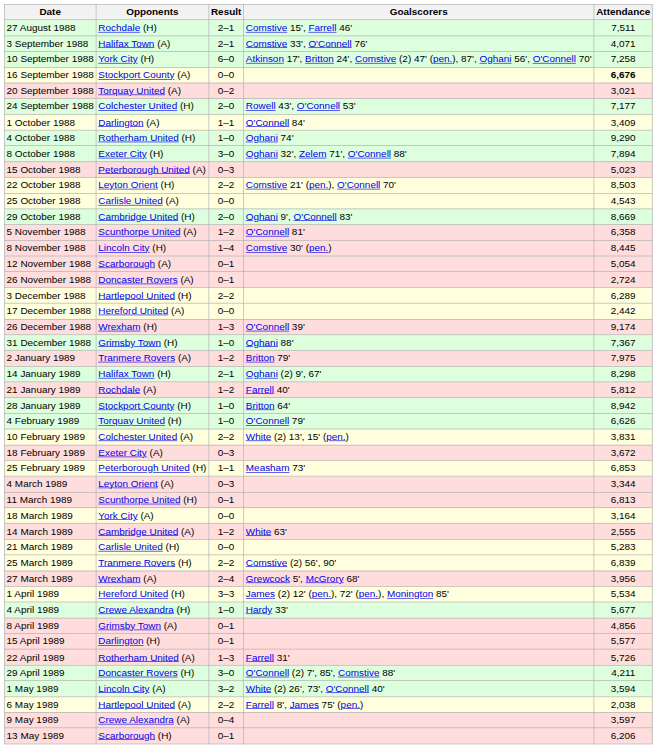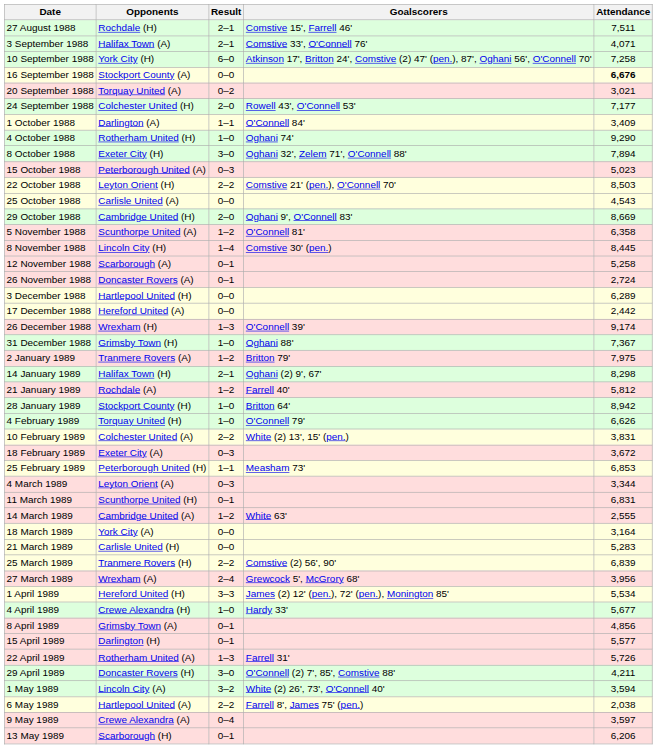(623, 264) 5,054 -> (623, 264) 5,258
(226, 295) 2–2 -> (226, 295) 0–0
(623, 500) 6,813 -> (623, 500) 6,831
rows swapped: (40, 531) <-> (40, 515)
